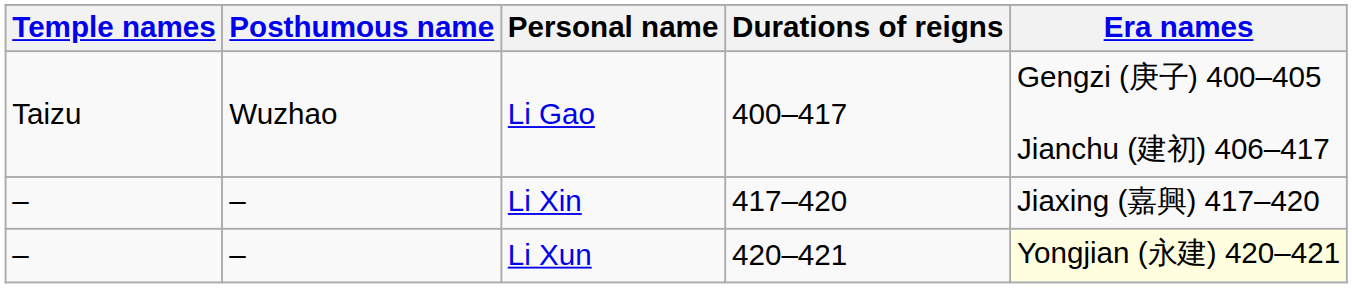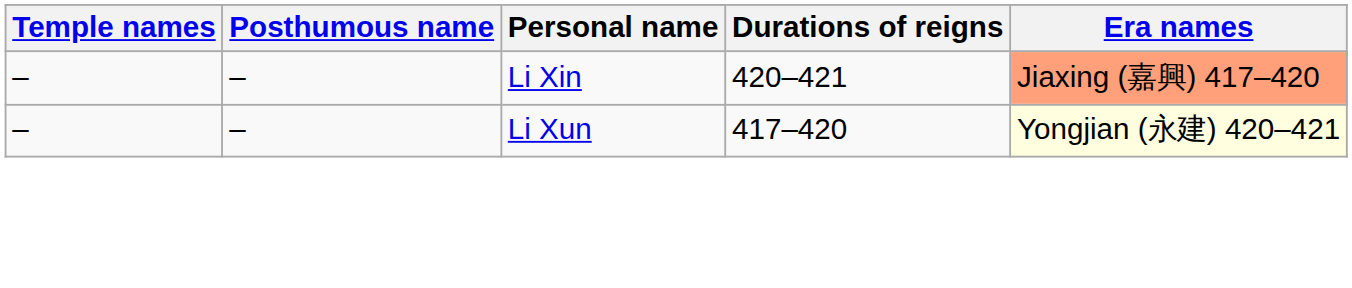- row: (551, 113)
(790, 202) 417–420 -> (790, 77) 420–421
(1168, 201) no background -> (1168, 76) lightsalmon background
(790, 254) 420–421 -> (790, 130) 417–420
